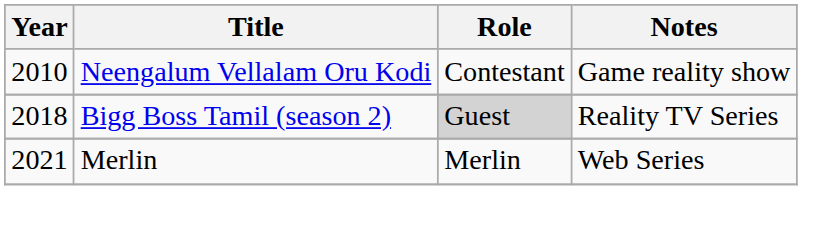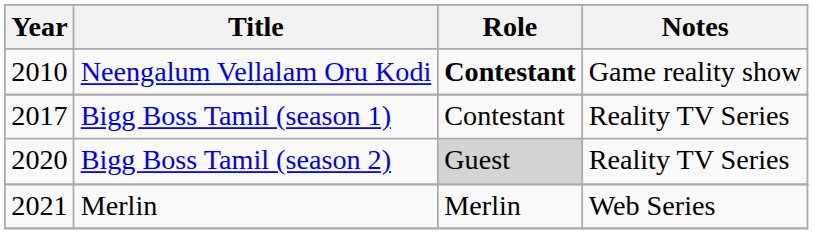(504, 71) normal -> (510, 71) bold
+ row: (236, 116)
(40, 116) 2018 -> (40, 160) 2020
